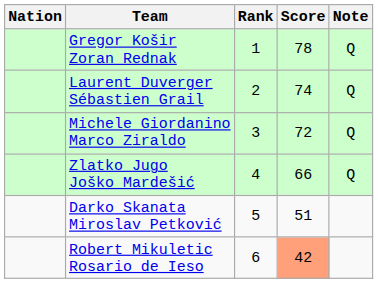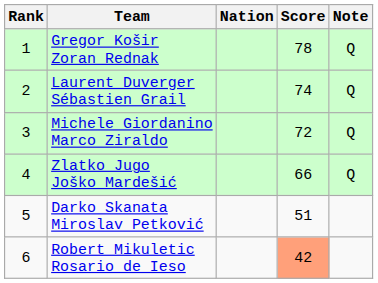columns swapped: (256, 17) <-> (35, 17)
